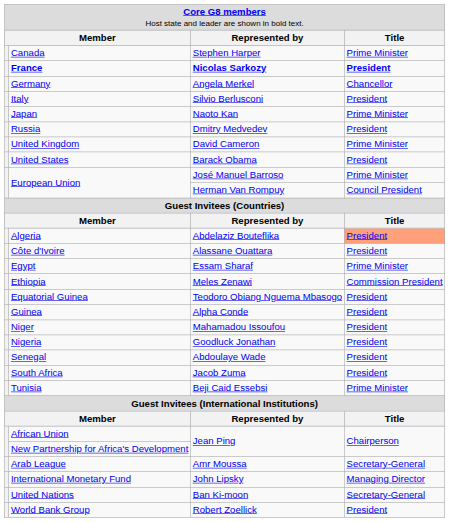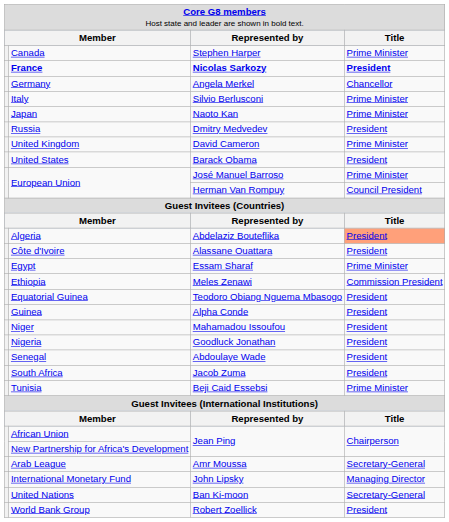(367, 99) President -> (377, 99) Prime Minister
